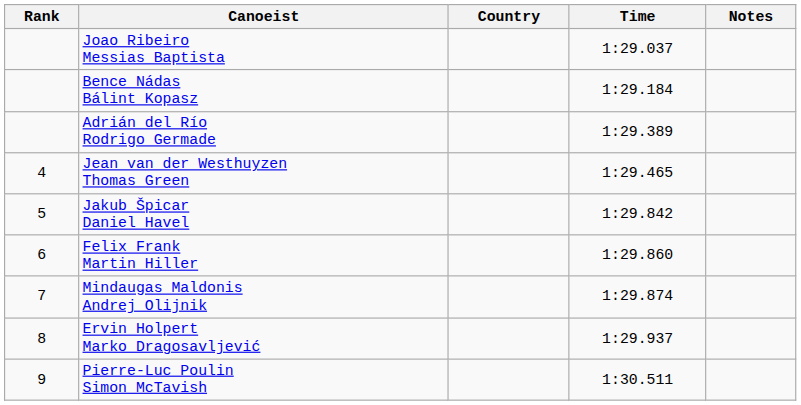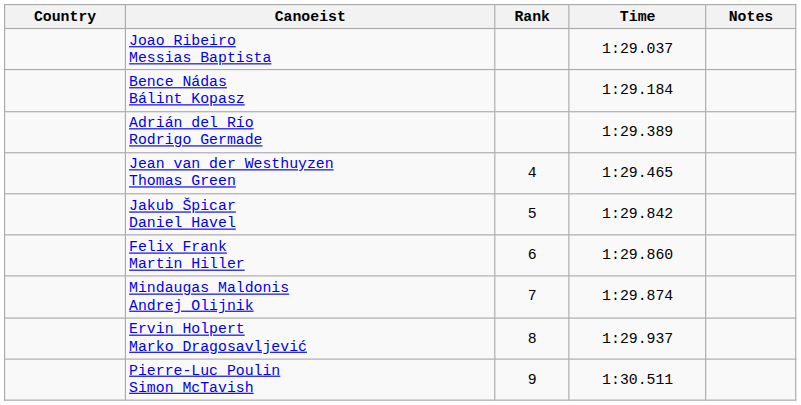columns swapped: (42, 17) <-> (509, 17)
